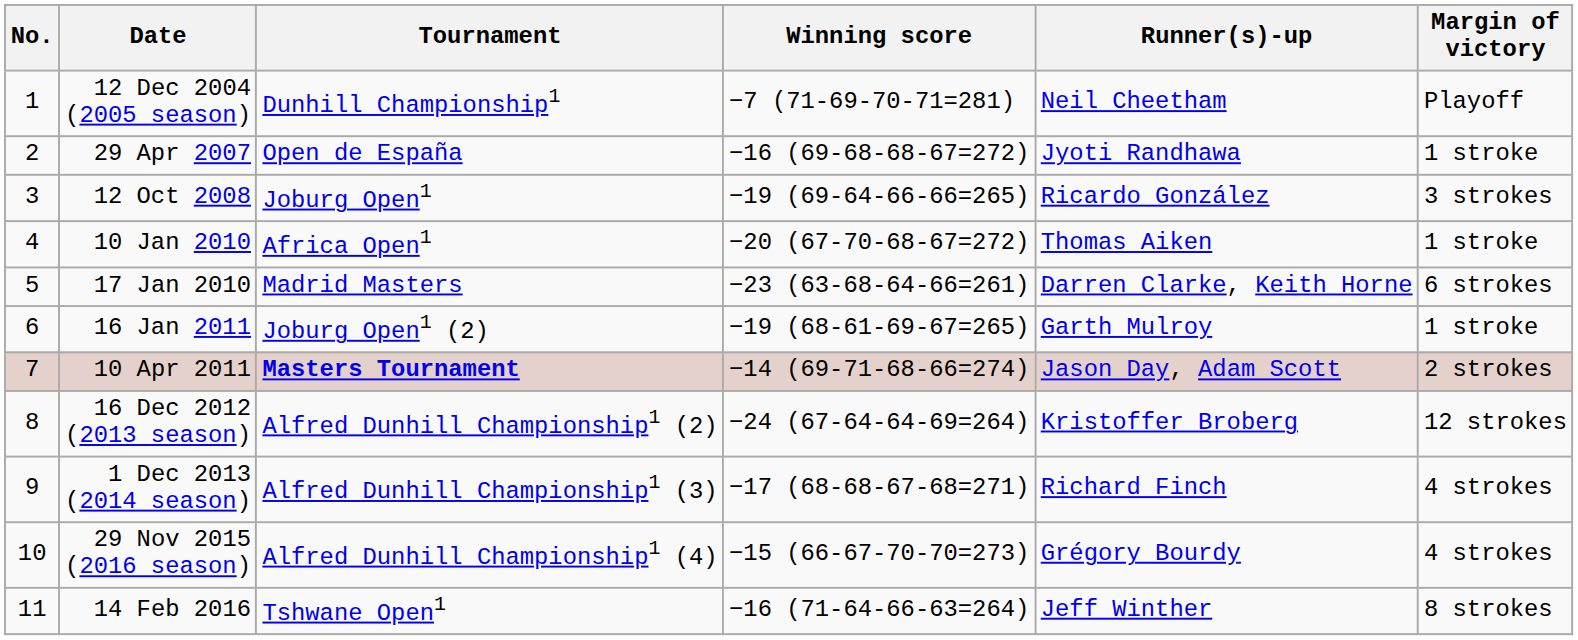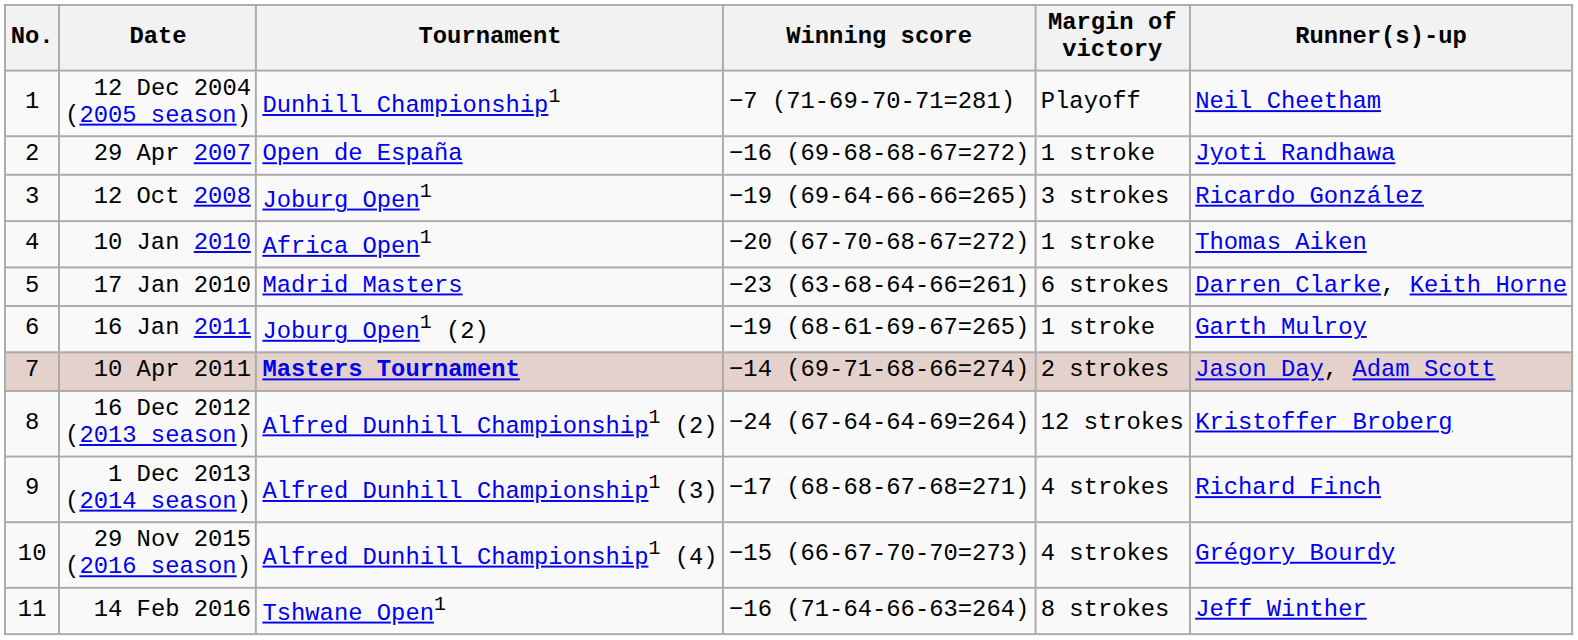columns swapped: (1495, 38) <-> (1227, 38)
